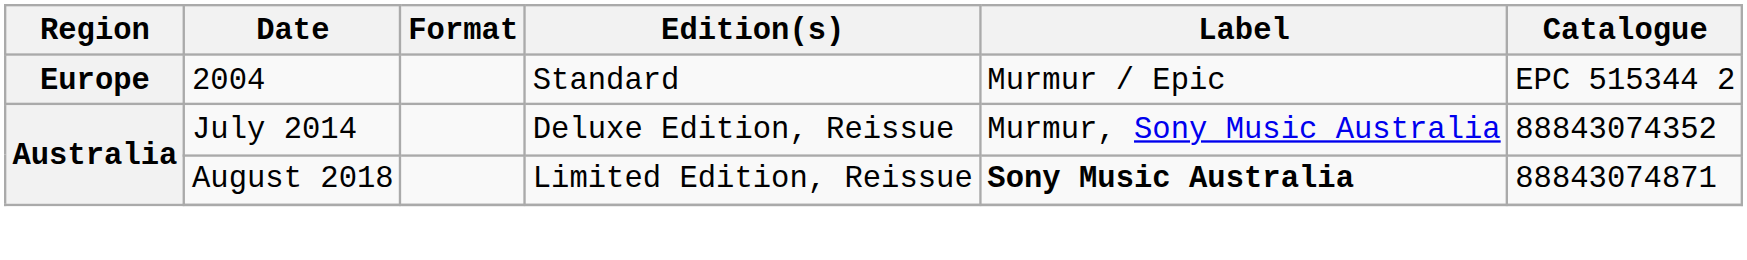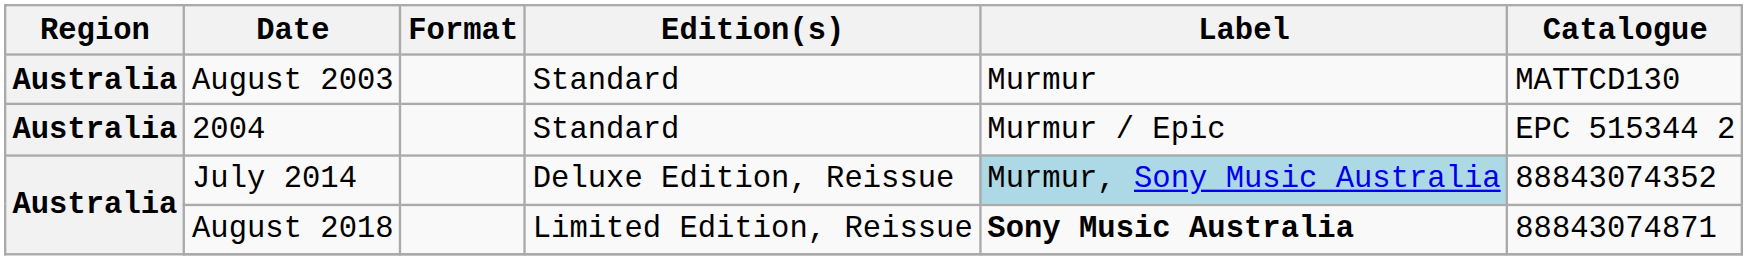+ row: (293, 80)
(95, 80) Europe -> (95, 130) Australia
(1244, 130) no background -> (1244, 179) lightblue background
